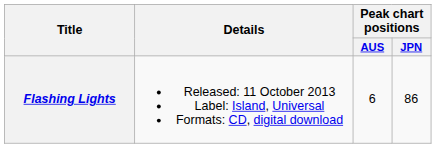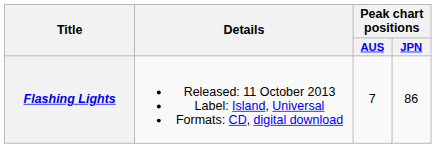(372, 99) 6 -> (372, 99) 7
